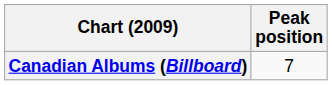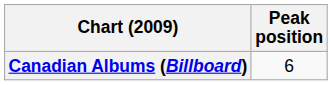(289, 65) 7 -> (289, 65) 6
